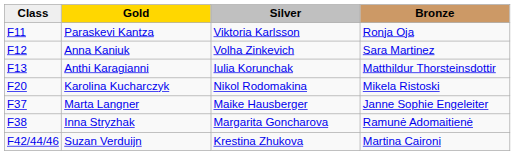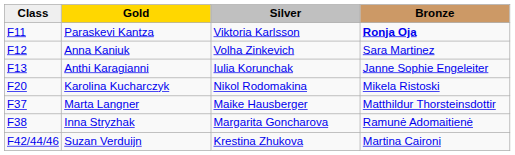(388, 31) normal -> (390, 31) bold
(429, 68) Matthildur Thorsteinsdottir -> (426, 68) Janne Sophie Engeleiter
(426, 104) Janne Sophie Engeleiter -> (429, 104) Matthildur Thorsteinsdottir
